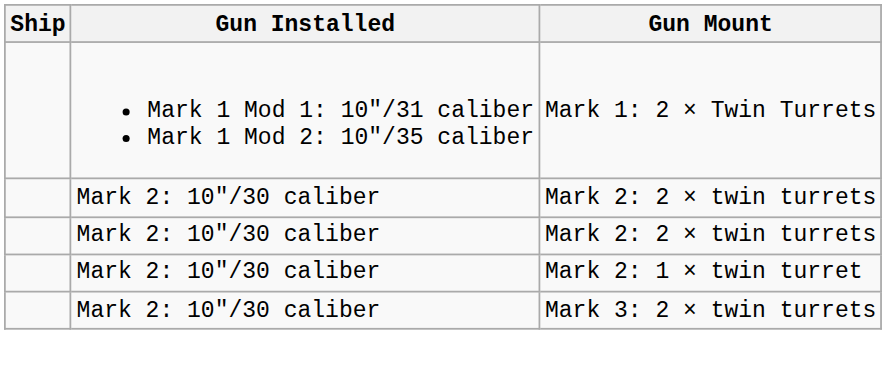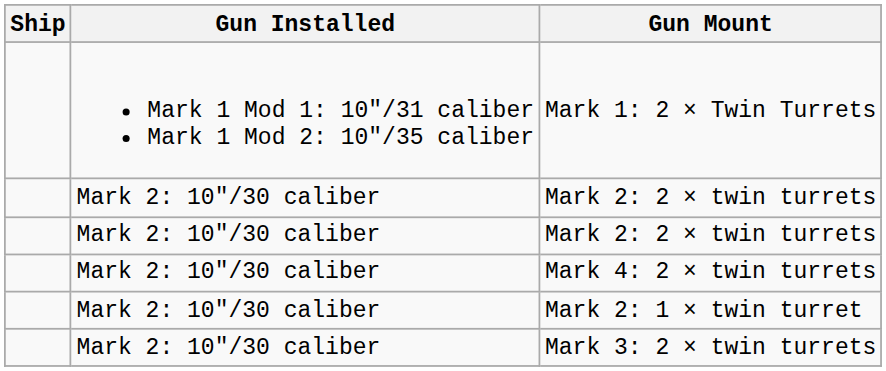+ row: (228, 273)
